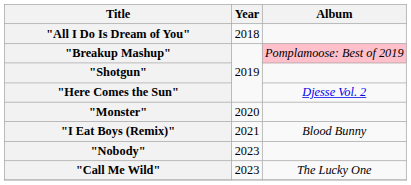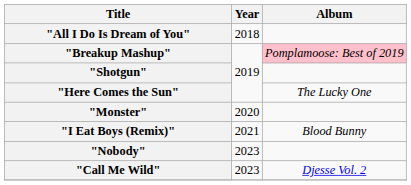(334, 92) Djesse Vol. 2 -> (334, 92) The Lucky One
(334, 170) The Lucky One -> (334, 170) Djesse Vol. 2
